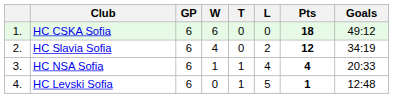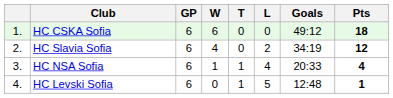columns swapped: (362, 13) <-> (307, 13)
